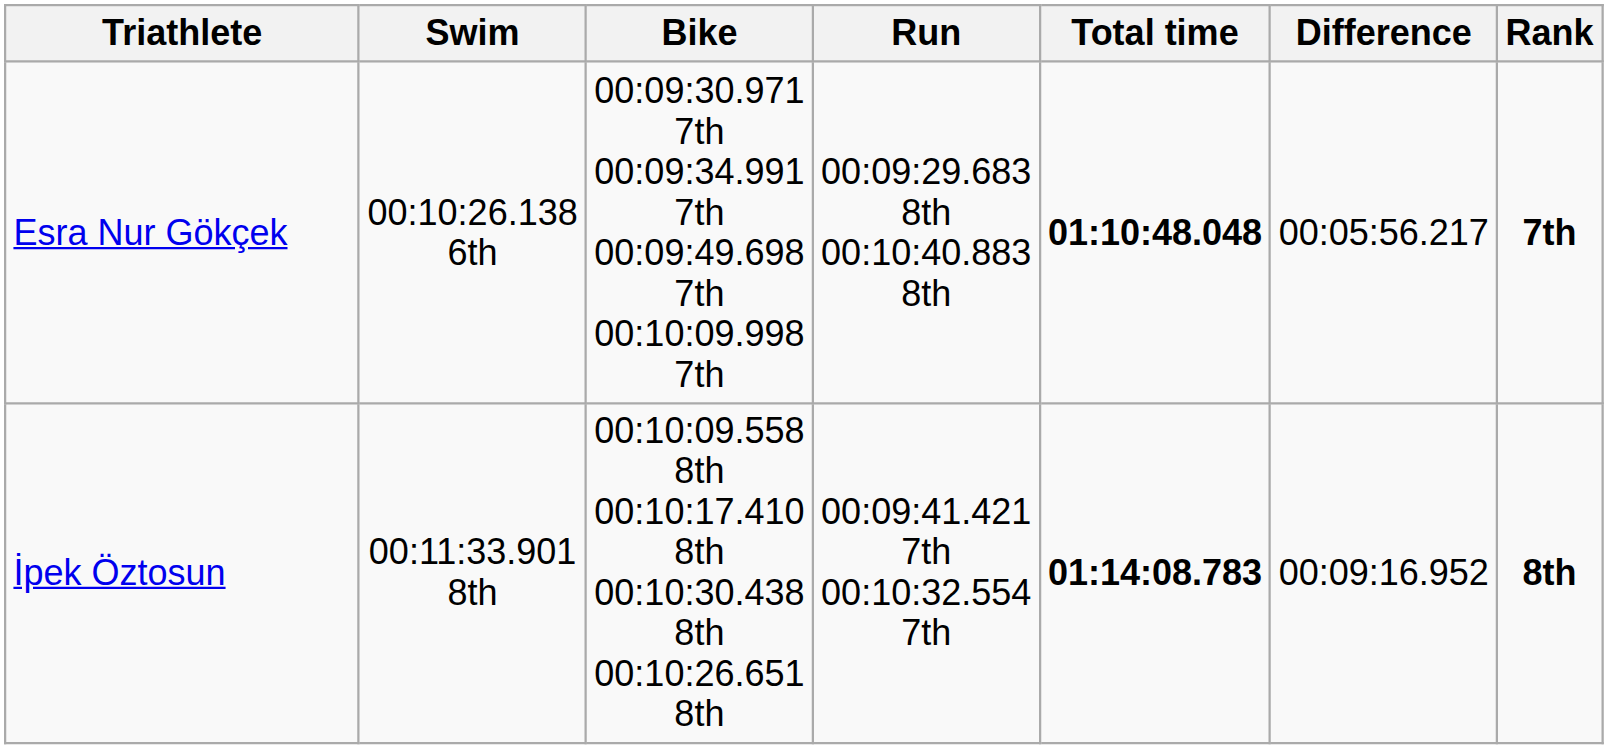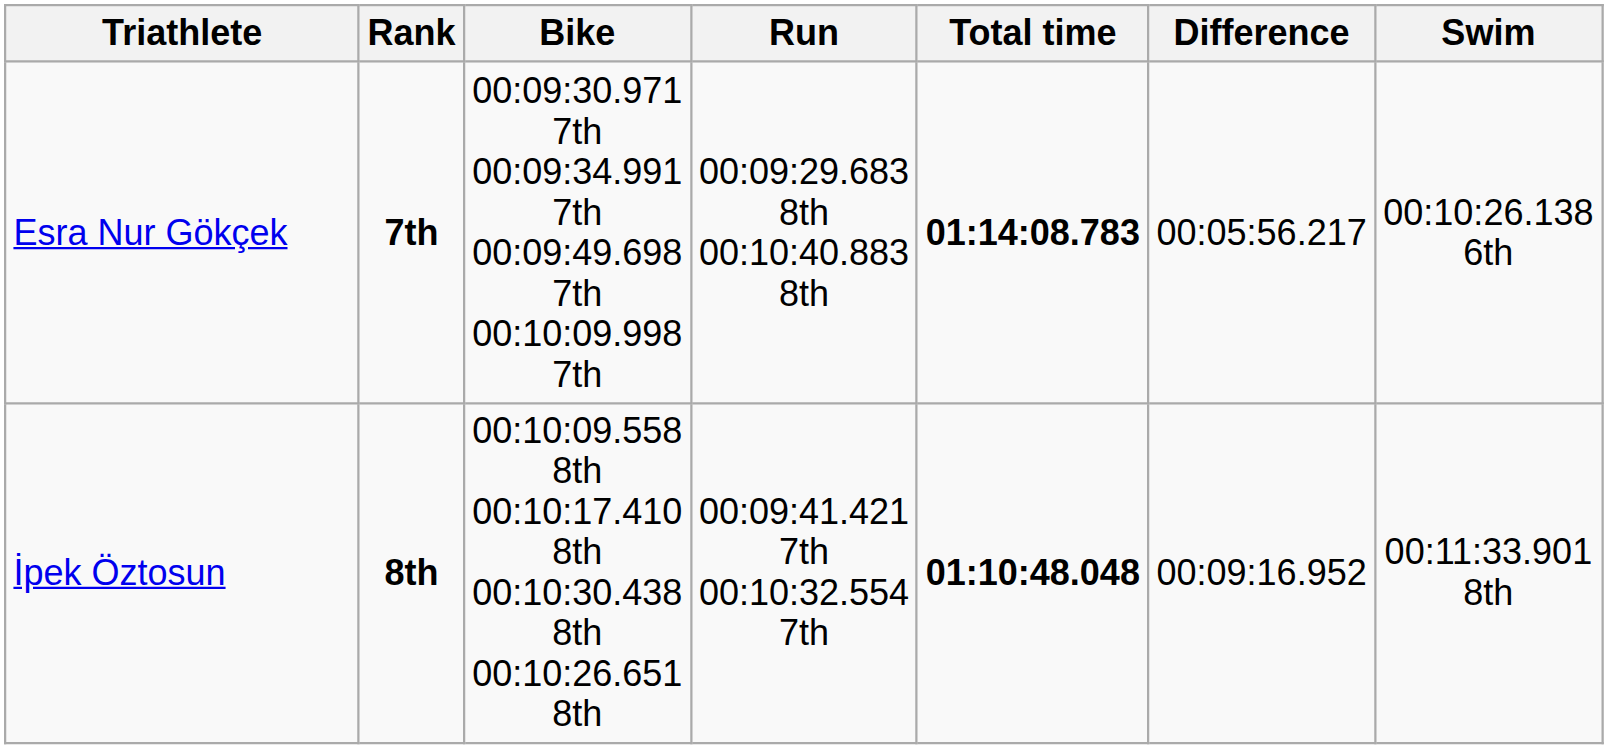columns swapped: (473, 33) <-> (1549, 33)
(1155, 231) 01:10:48.048 -> (1033, 231) 01:14:08.783
(1155, 572) 01:14:08.783 -> (1033, 572) 01:10:48.048
